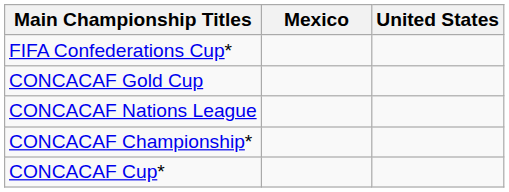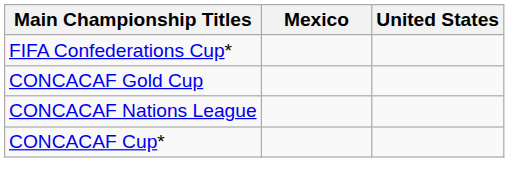- row: (131, 141)
